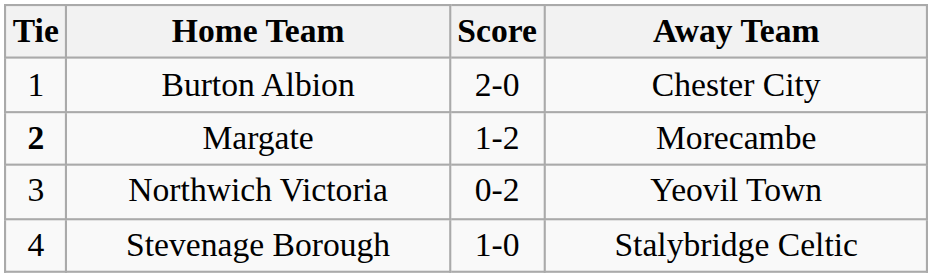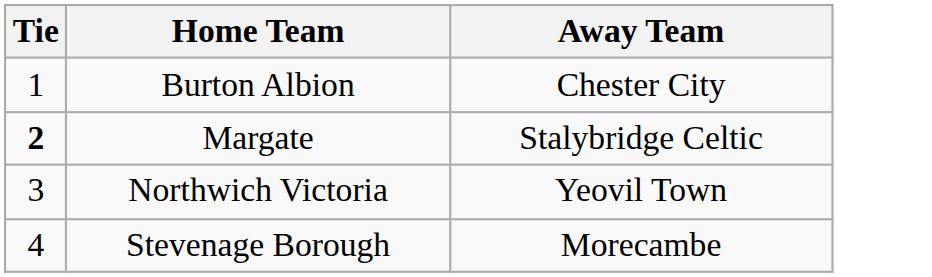- column: (497, 31)
(736, 137) Morecambe -> (641, 137) Stalybridge Celtic
(736, 244) Stalybridge Celtic -> (641, 244) Morecambe
